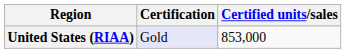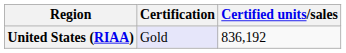(244, 37) 853,000 -> (244, 37) 836,192
